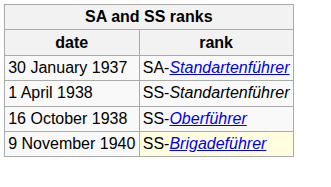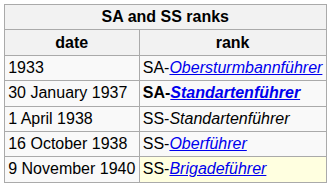+ row: (26, 67)
(216, 67) normal -> (221, 93) bold
